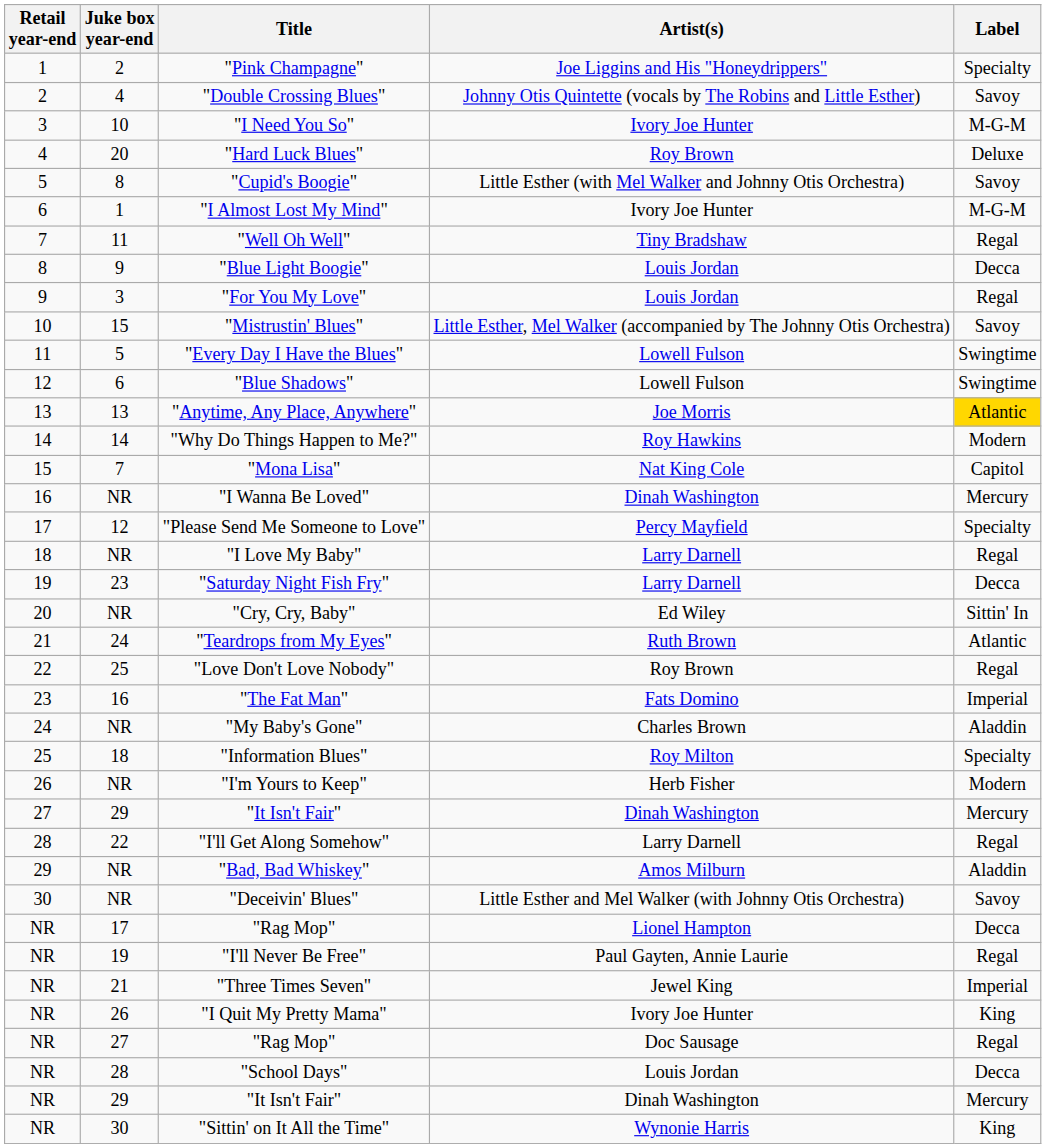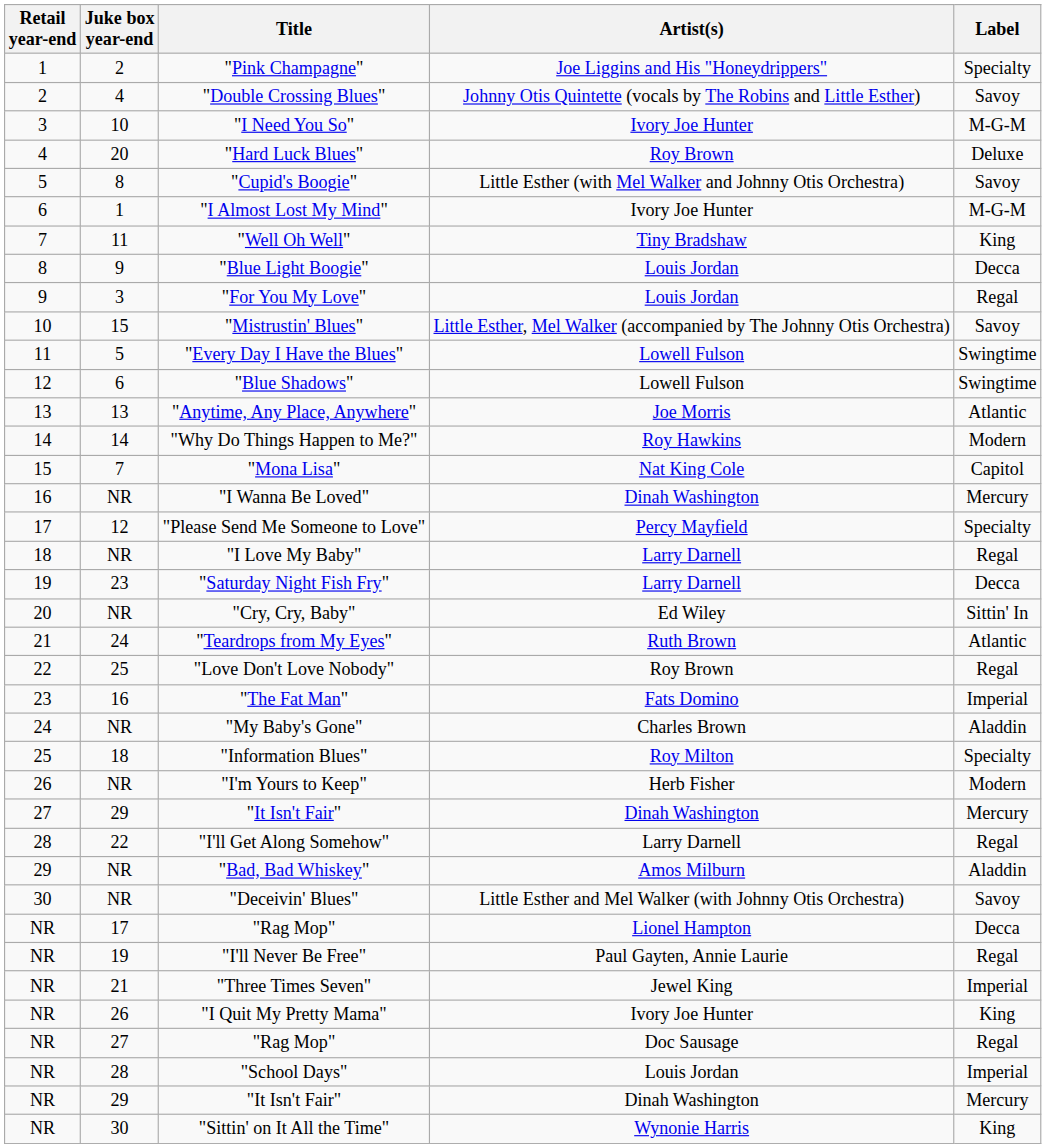(997, 239) Regal -> (997, 239) King
(997, 411) gold background -> (997, 411) no background
(997, 1071) Decca -> (997, 1071) Imperial
